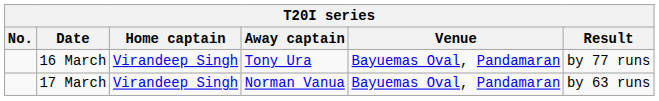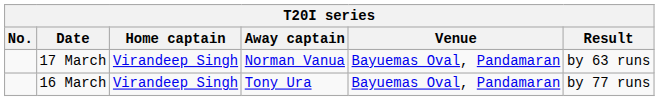rows swapped: (73, 61) <-> (73, 84)
